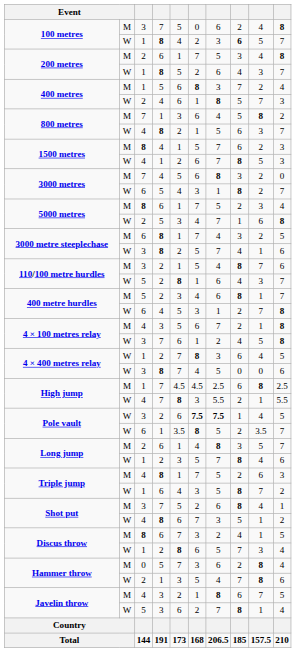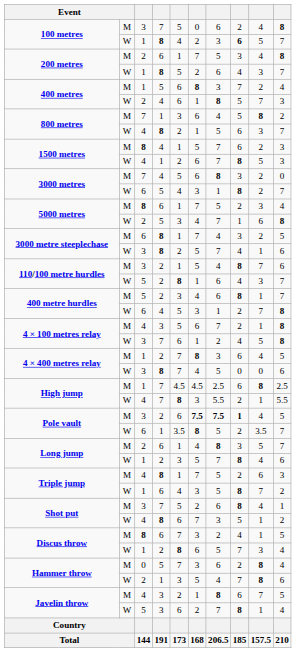(127, 356) W -> (127, 356) M
(127, 416) W -> (127, 416) M
(240, 416) normal -> (240, 416) bold
